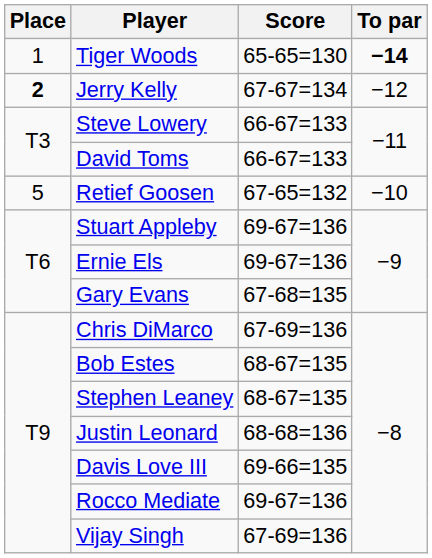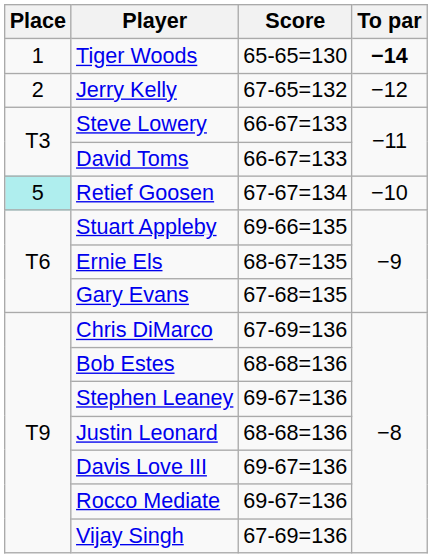(38, 90) bold -> (38, 90) normal
(295, 90) 67-67=134 -> (295, 90) 67-65=132
(38, 192) no background -> (38, 192) paleturquoise background
(295, 192) 67-65=132 -> (295, 192) 67-67=134
(295, 227) 69-67=136 -> (295, 227) 69-66=135
(295, 261) 69-67=136 -> (295, 261) 68-67=135
(295, 364) 68-67=135 -> (295, 364) 68-68=136
(295, 398) 68-67=135 -> (295, 398) 69-67=136
(295, 466) 69-66=135 -> (295, 466) 69-67=136
